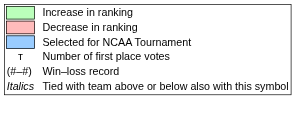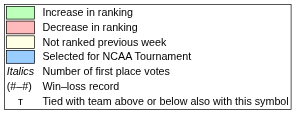+ row: (104, 42)
(20, 57) т -> (20, 71) Italics
(20, 86) Italics -> (20, 101) т
